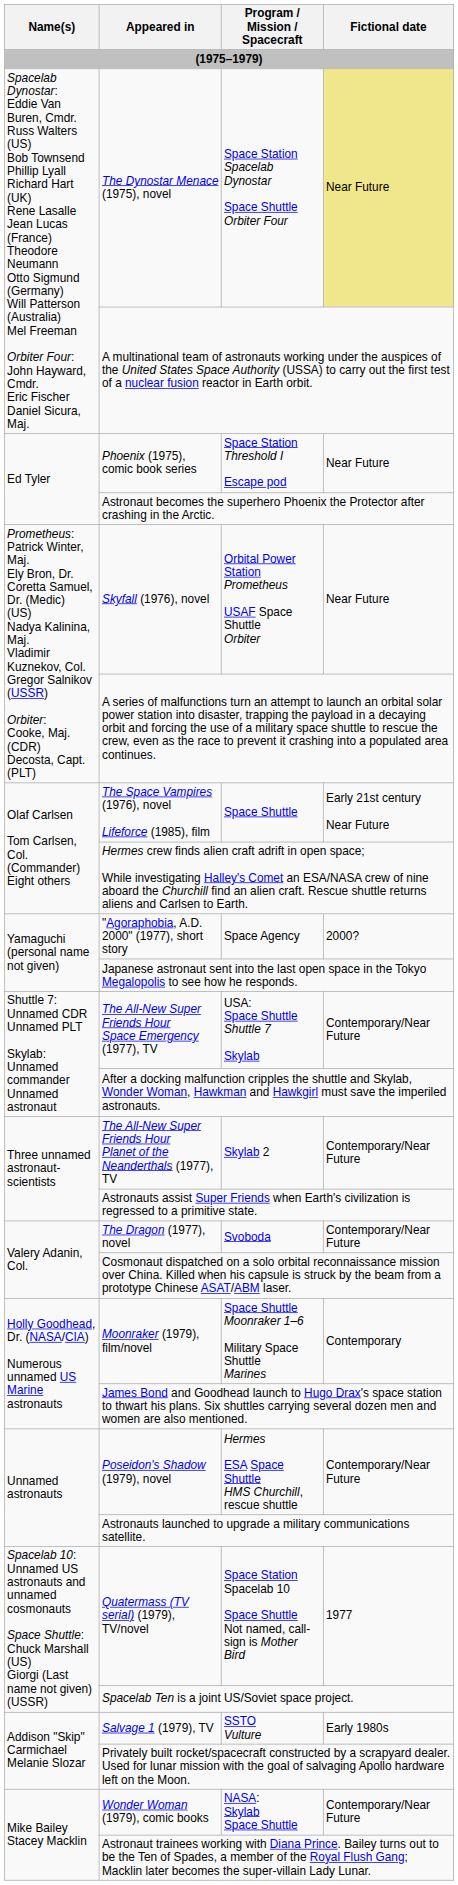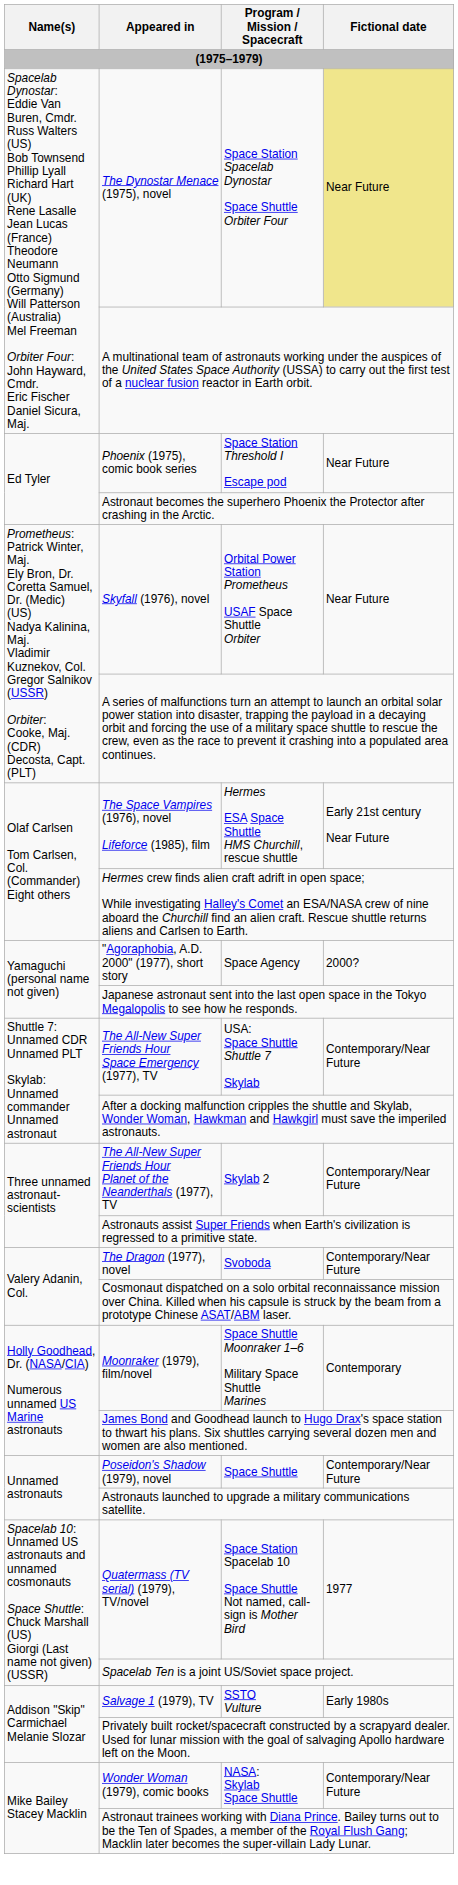(261, 812) Space Shuttle -> (263, 825) Hermes ESA Space Shuttle HMS Churchill, rescue shuttle
(263, 1471) Hermes ESA Space Shuttle HMS Churchill, rescue shuttle -> (261, 1471) Space Shuttle
